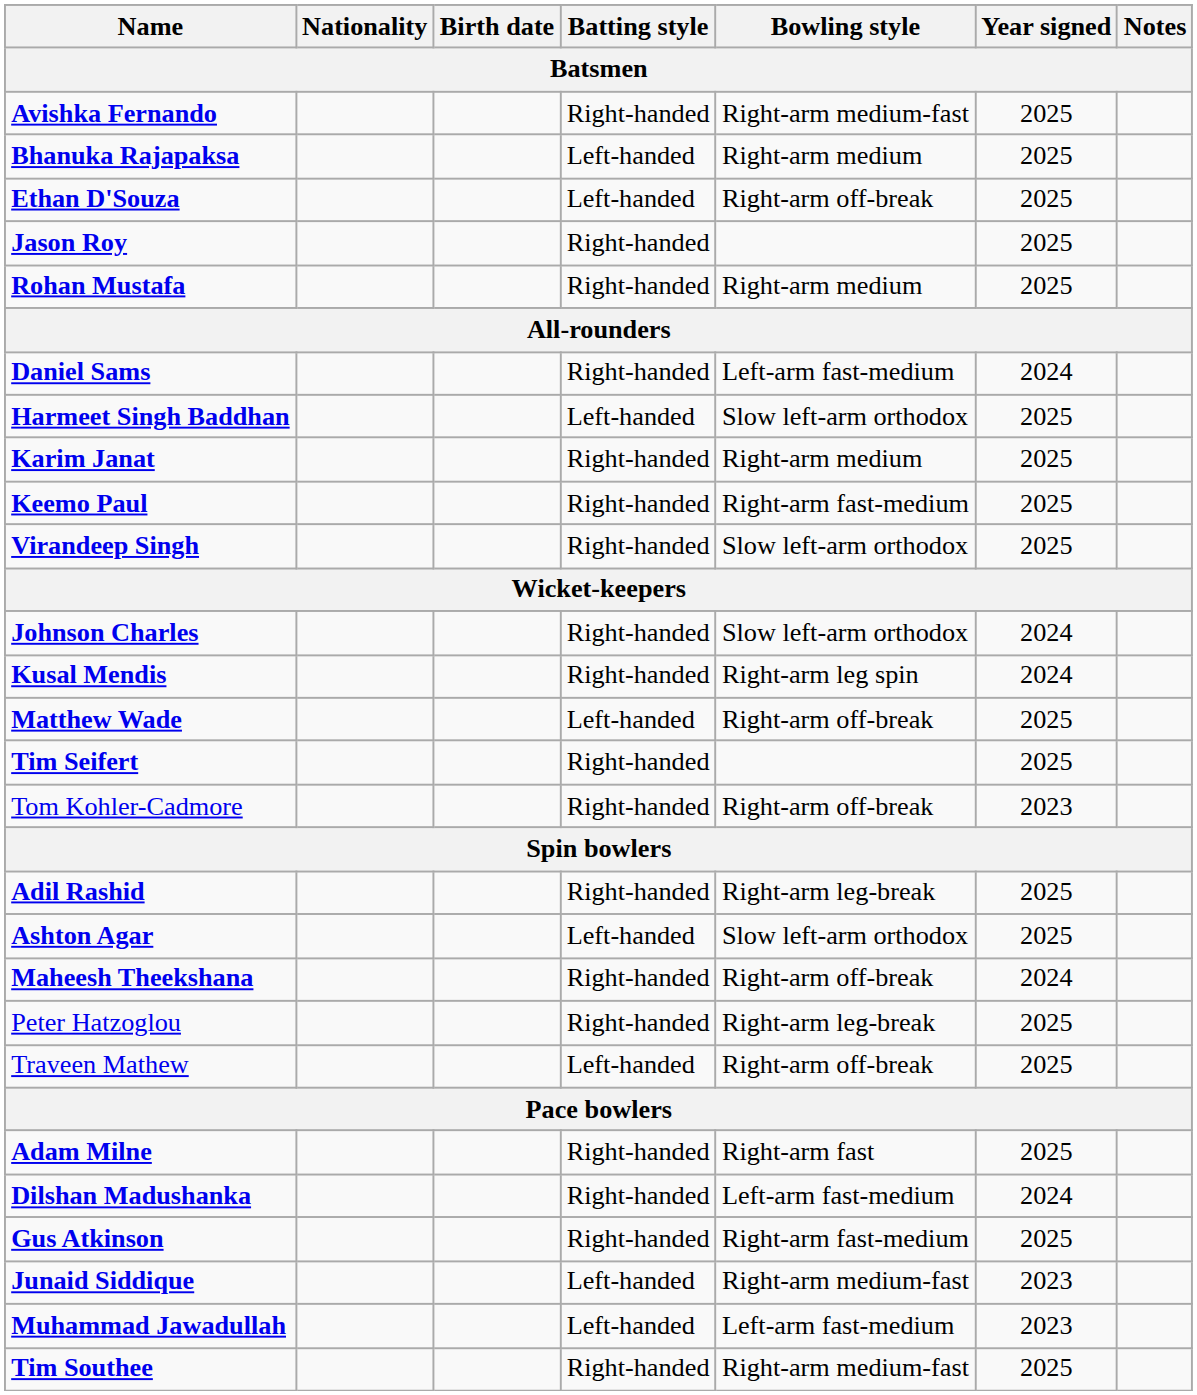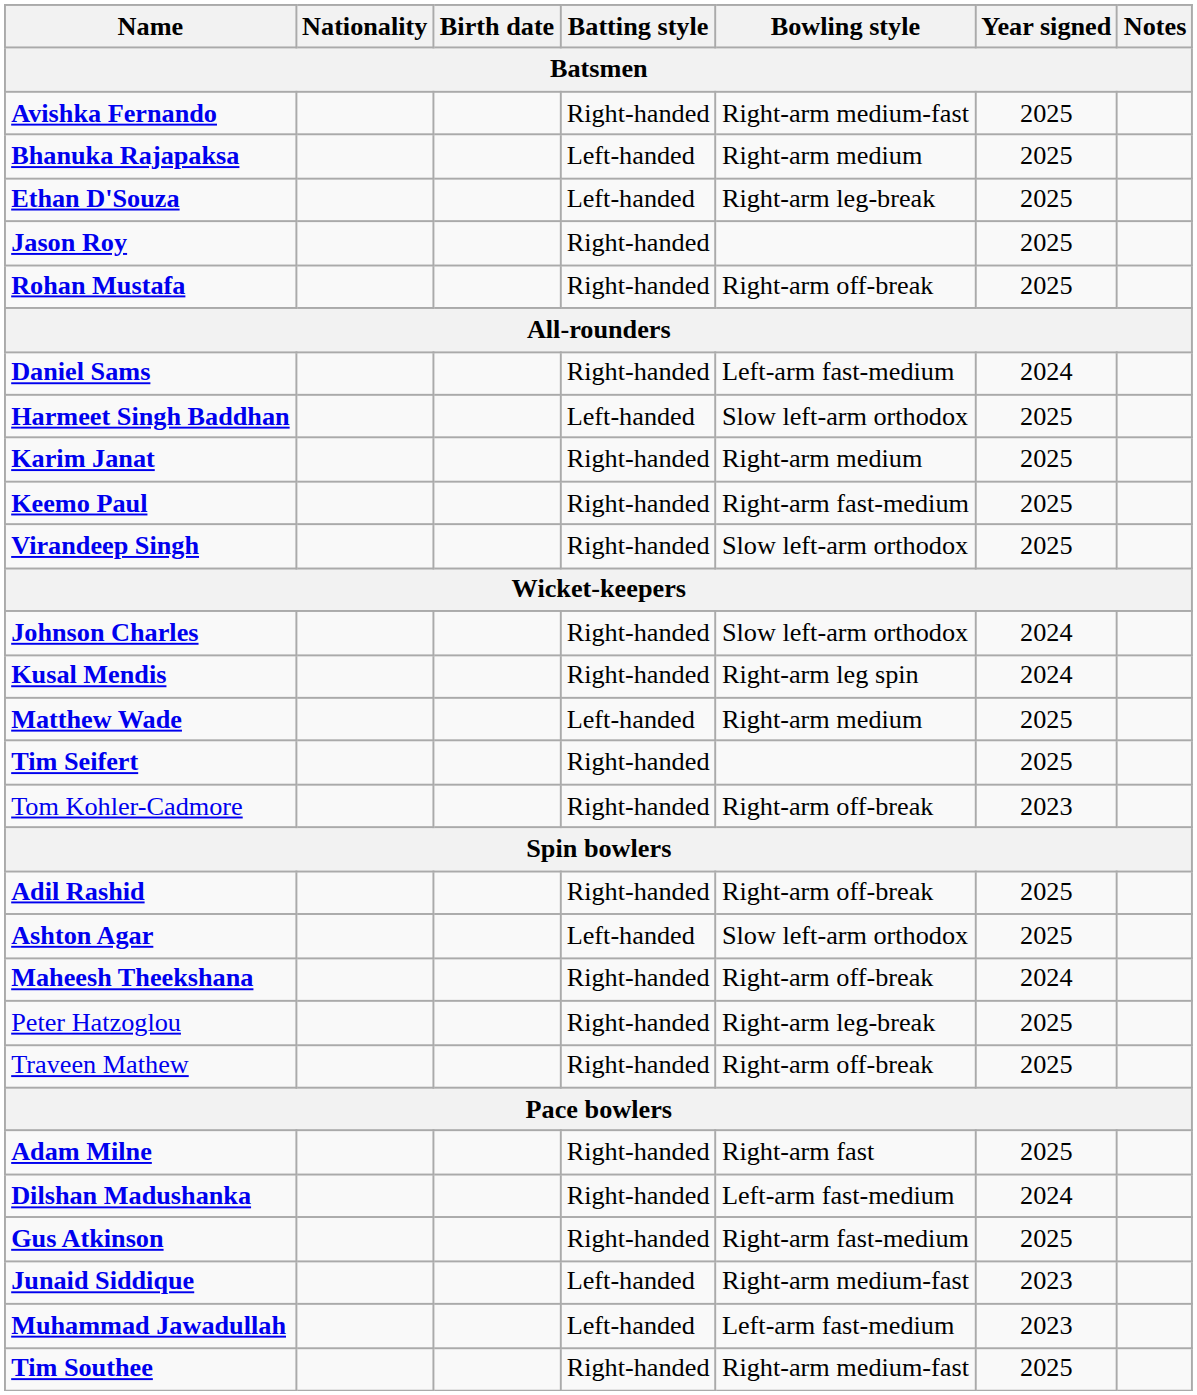(828, 198) Right-arm off-break -> (829, 198) Right-arm leg-break
(822, 285) Right-arm medium -> (828, 285) Right-arm off-break
(828, 718) Right-arm off-break -> (822, 718) Right-arm medium
(829, 891) Right-arm leg-break -> (828, 891) Right-arm off-break
(631, 1065) Left-handed -> (638, 1065) Right-handed
